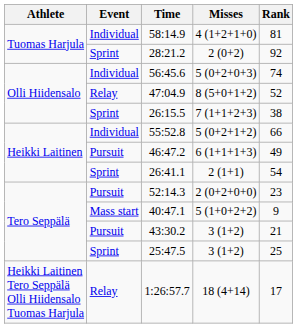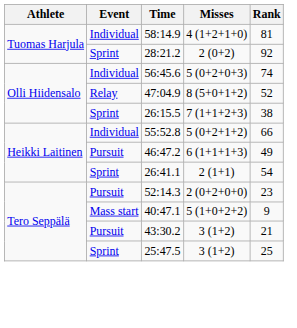- row: (167, 292)
